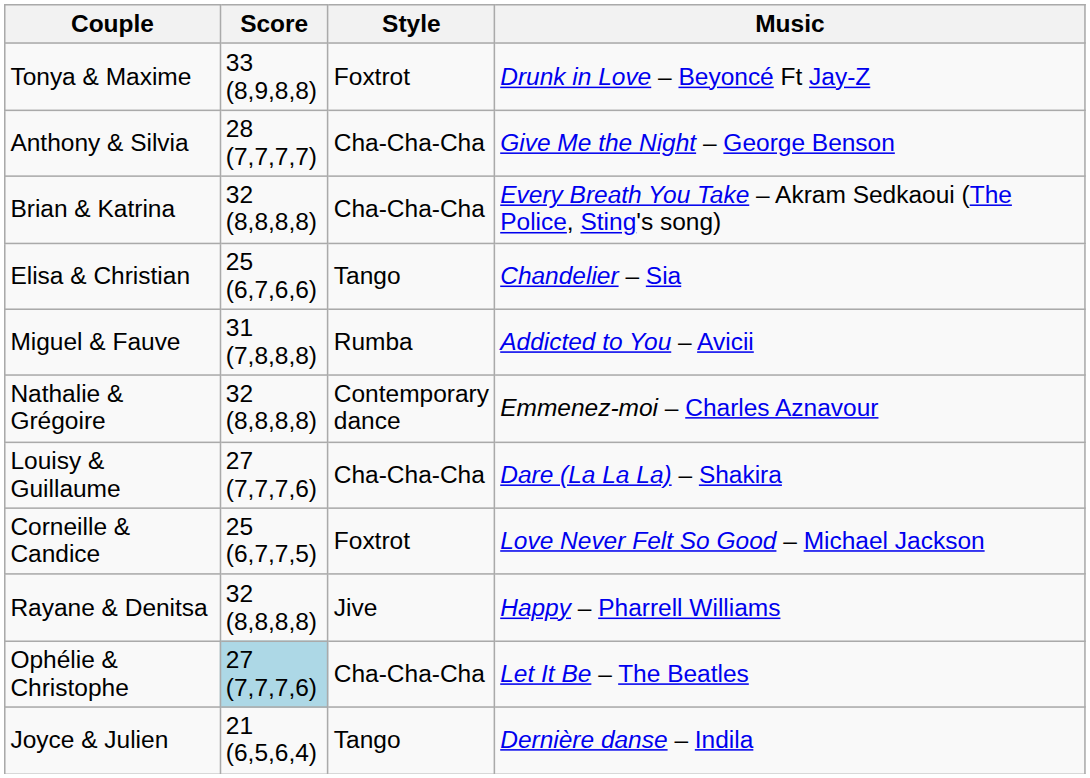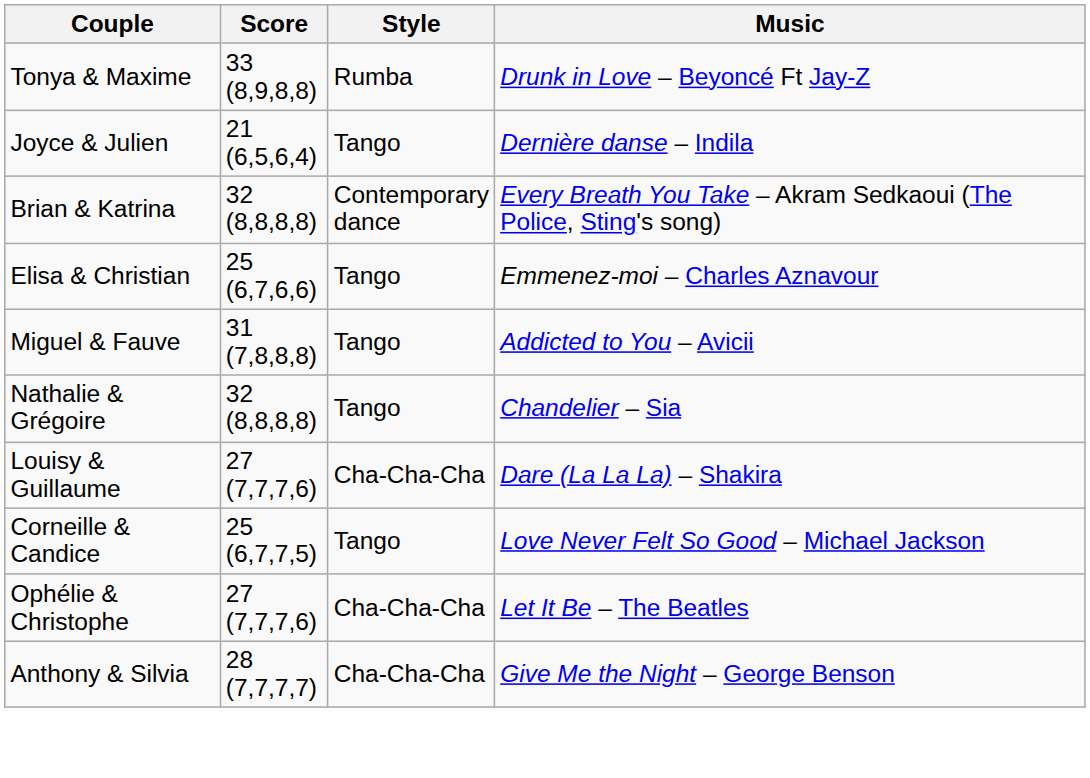(372, 76) Foxtrot -> (373, 76) Rumba
rows swapped: (100, 142) <-> (89, 740)
(409, 209) Cha-Cha-Cha -> (411, 209) Contemporary dance
(591, 275) Chandelier – Sia -> (689, 275) Emmenez-moi – Charles Aznavour
(373, 341) Rumba -> (367, 341) Tango
(411, 408) Contemporary dance -> (367, 408) Tango
(689, 408) Emmenez-moi – Charles Aznavour -> (591, 408) Chandelier – Sia
(372, 541) Foxtrot -> (367, 541) Tango
- row: (109, 607)
(271, 673) lightblue background -> (271, 607) no background
